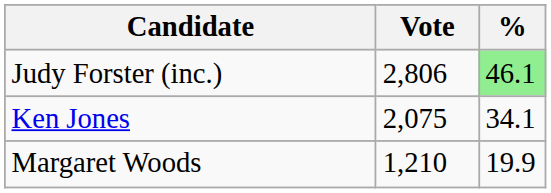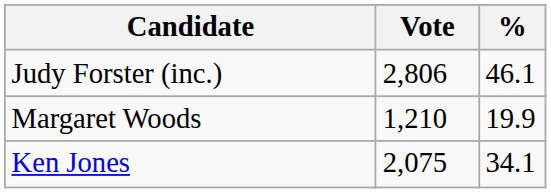(510, 72) lightgreen background -> (510, 72) no background
rows swapped: (71, 118) <-> (106, 163)
